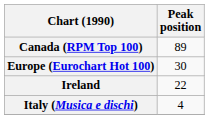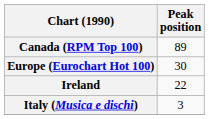(181, 104) 4 -> (181, 104) 3
